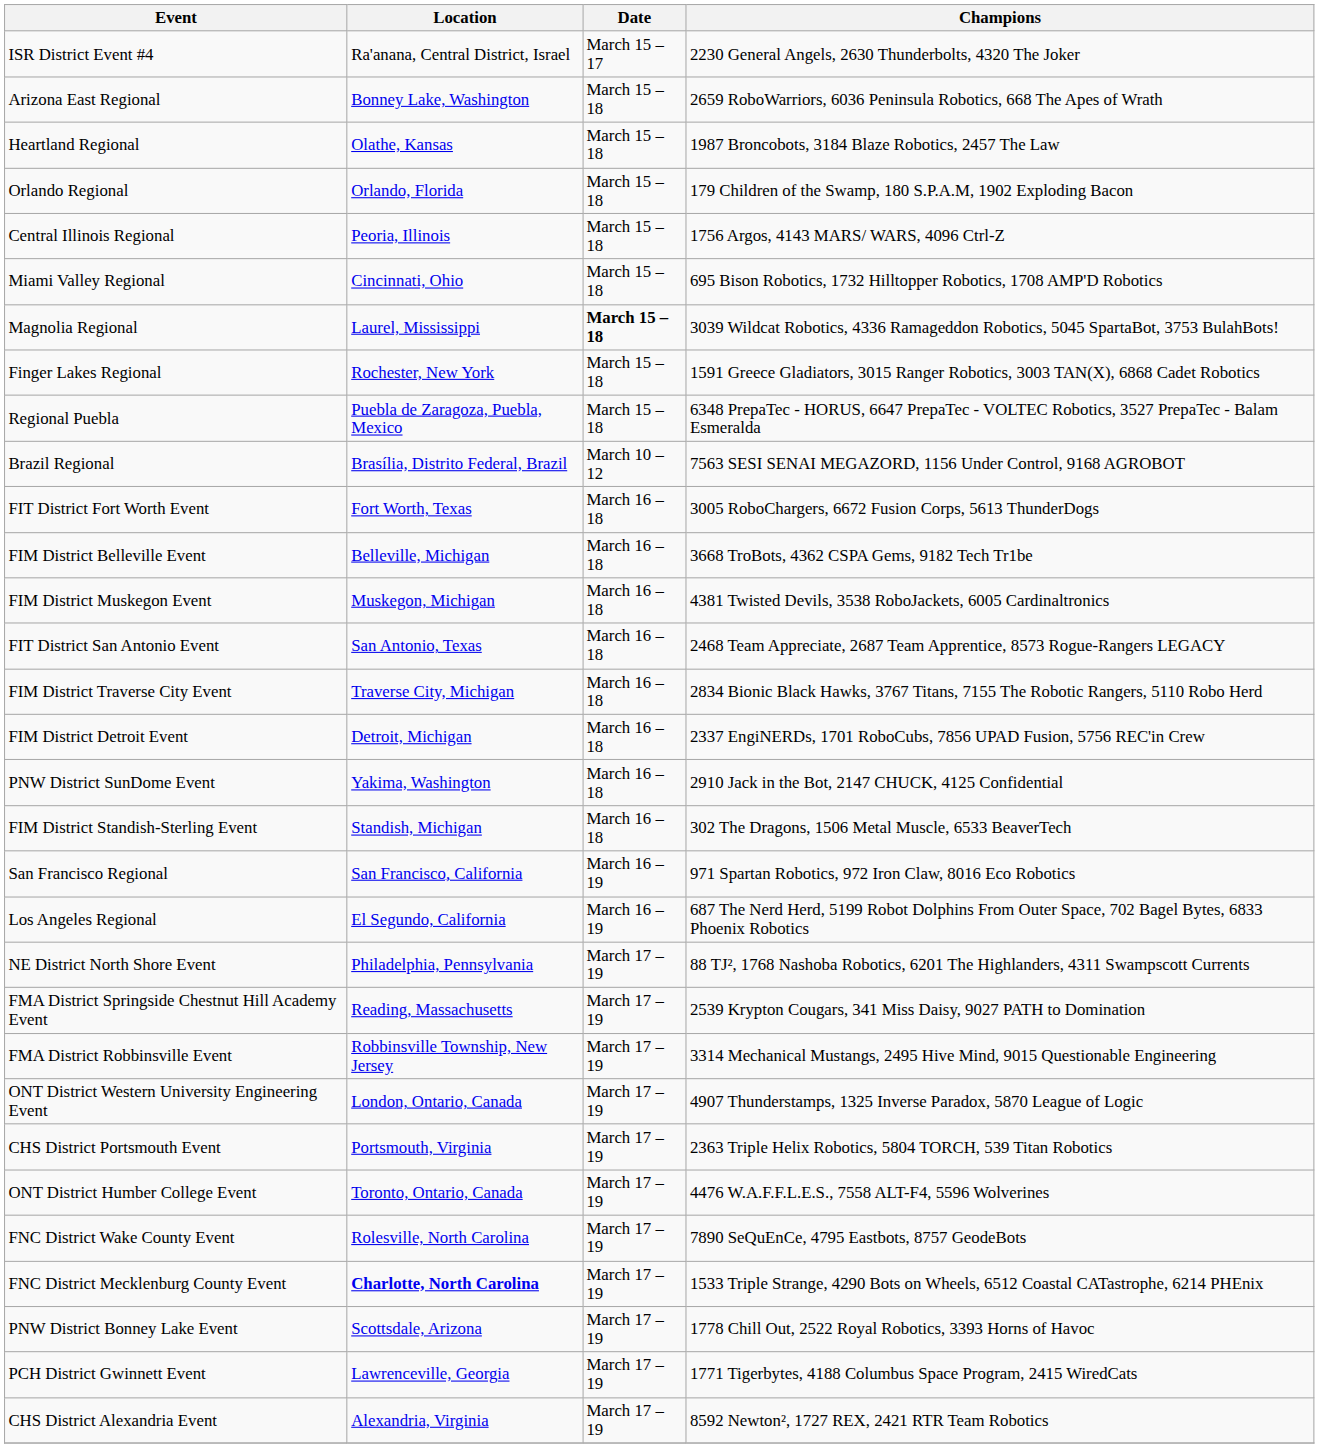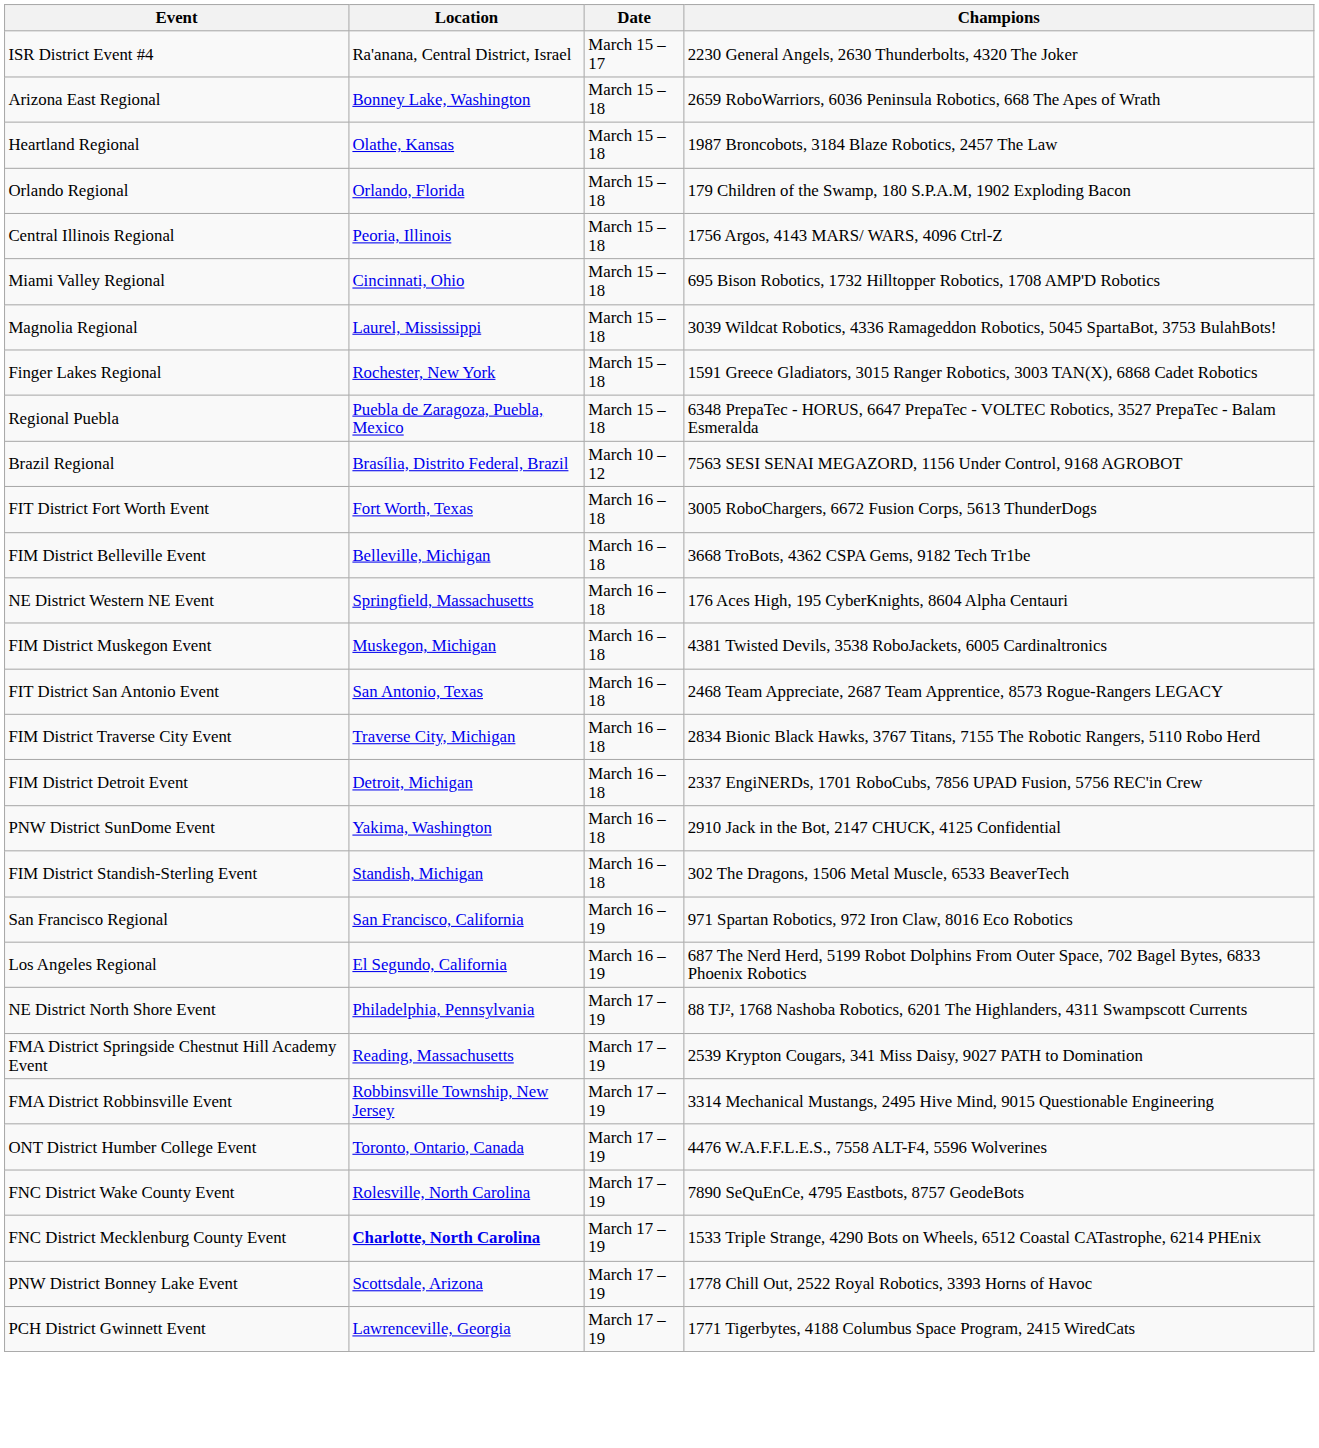(627, 327) bold -> (627, 327) normal
+ row: (111, 600)
- row: (163, 1101)
- row: (115, 1146)
- row: (113, 1420)
